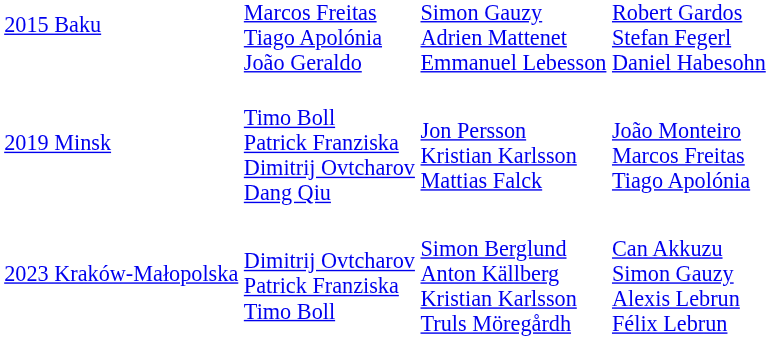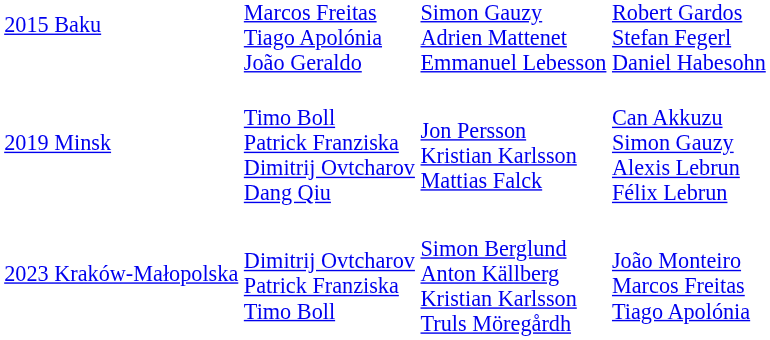(681, 155) João Monteiro Marcos Freitas Tiago Apolónia -> (676, 155) Can Akkuzu Simon Gauzy Alexis Lebrun Félix Lebrun
(676, 286) Can Akkuzu Simon Gauzy Alexis Lebrun Félix Lebrun -> (681, 286) João Monteiro Marcos Freitas Tiago Apolónia
